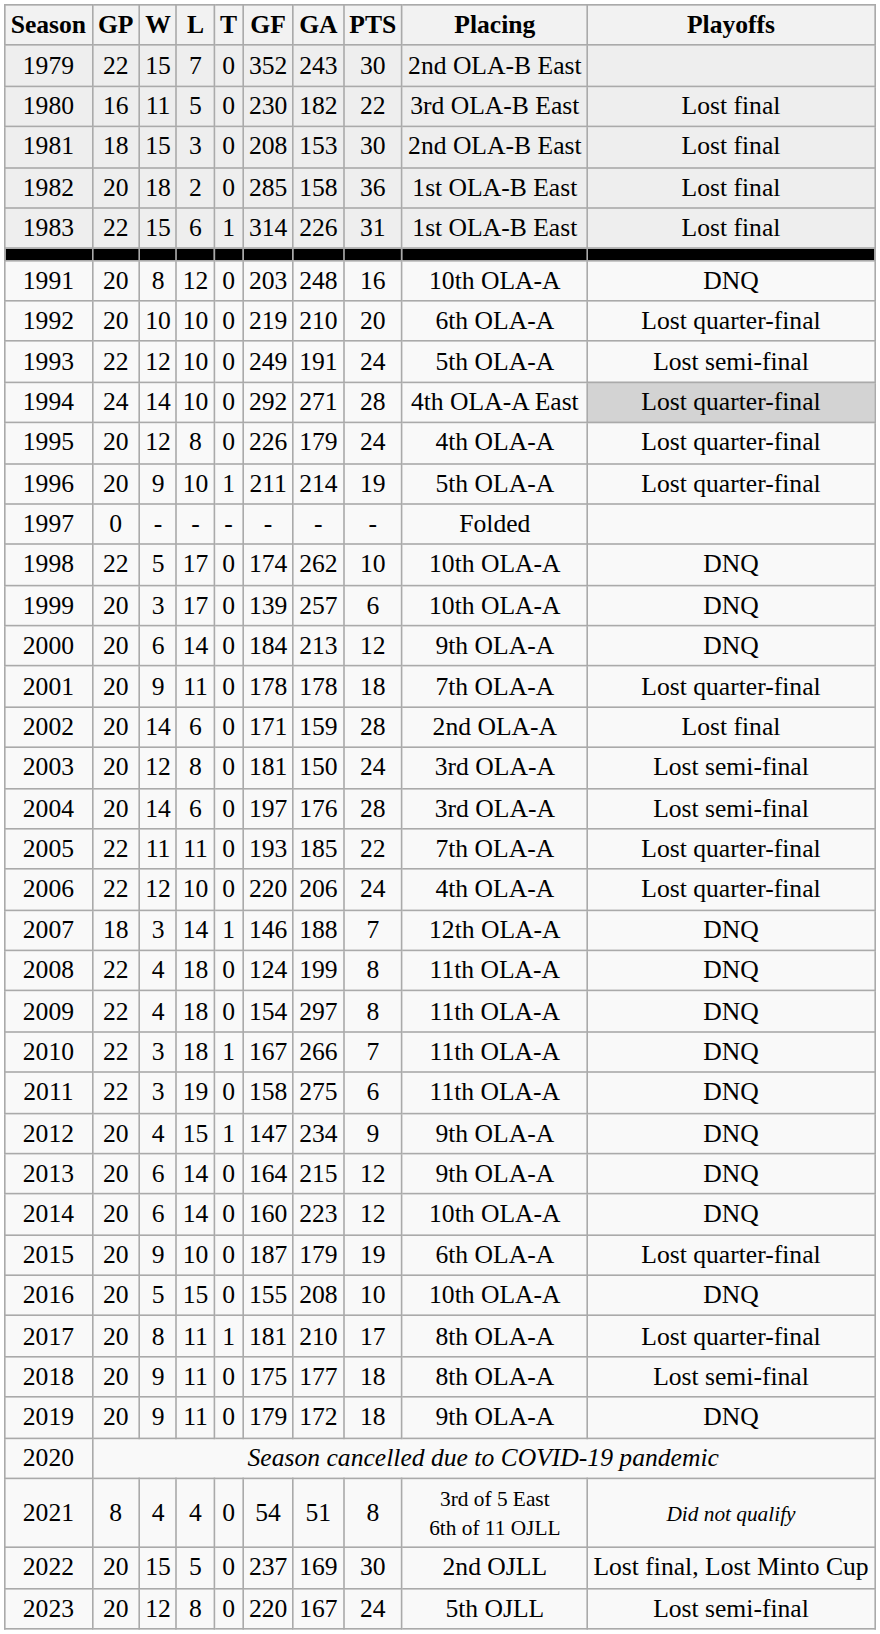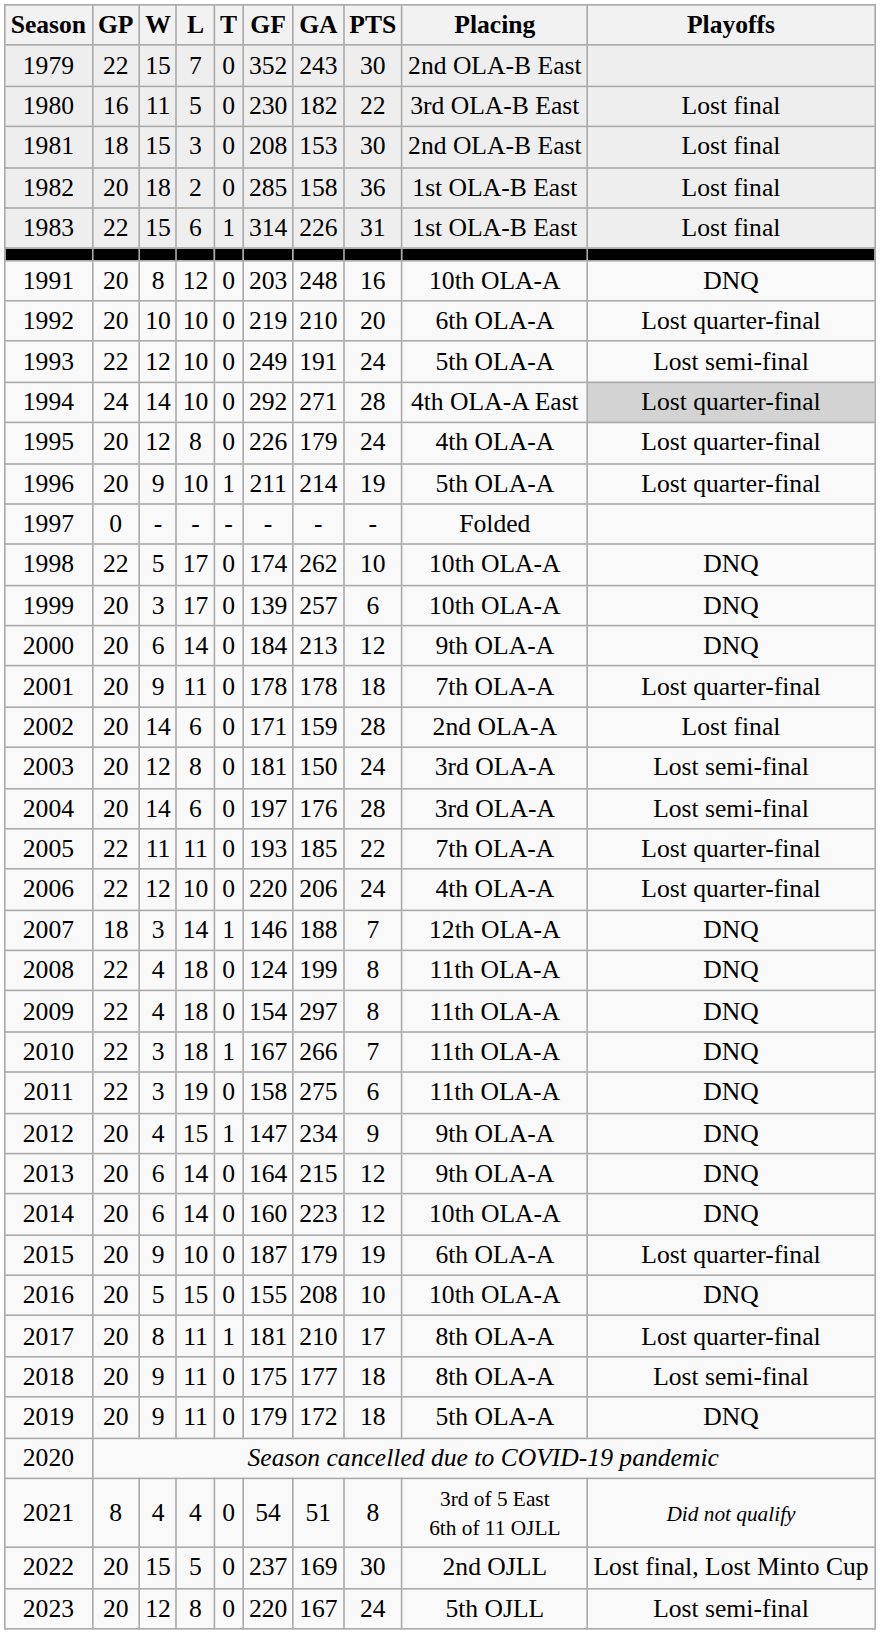(495, 1416) 9th OLA-A -> (495, 1416) 5th OLA-A
